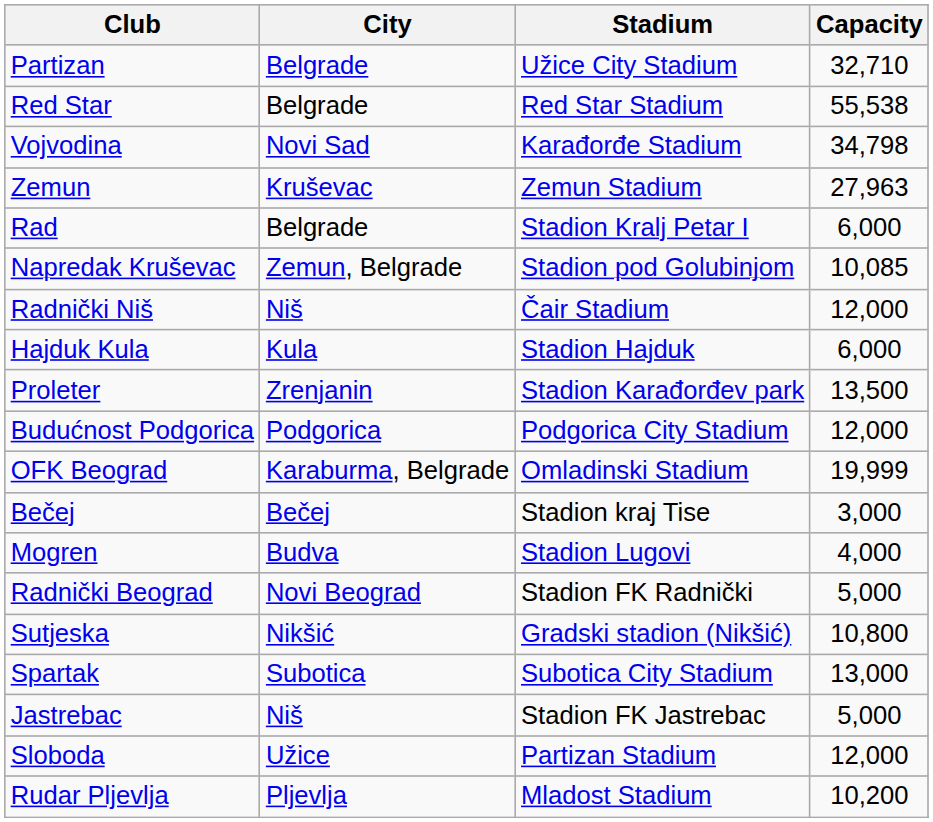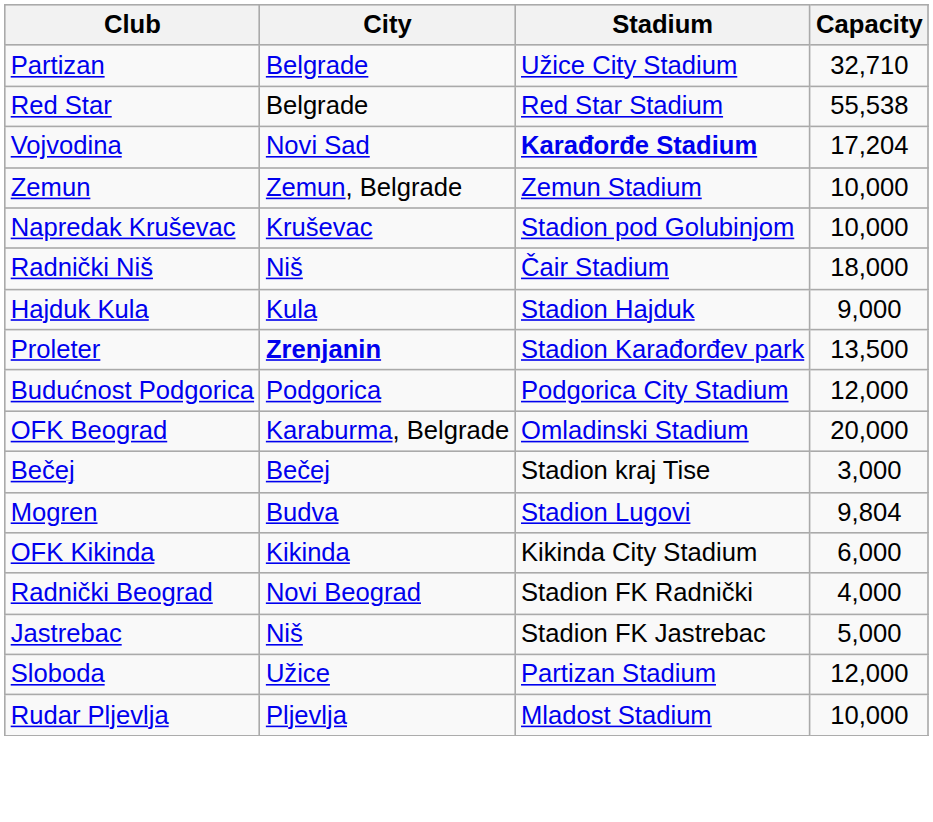(631, 146) normal -> (639, 146) bold
(869, 146) 34,798 -> (869, 146) 17,204
(319, 187) Kruševac -> (364, 187) Zemun, Belgrade
(869, 187) 27,963 -> (869, 187) 10,000
- row: (34, 227)
(364, 268) Zemun, Belgrade -> (319, 227) Kruševac
(869, 268) 10,085 -> (869, 227) 10,000
(869, 308) 12,000 -> (869, 268) 18,000
(869, 349) 6,000 -> (869, 308) 9,000
(319, 390) normal -> (323, 349) bold
(869, 471) 19,999 -> (869, 430) 20,000
(869, 552) 4,000 -> (869, 512) 9,804
+ row: (83, 552)
(869, 593) 5,000 -> (869, 593) 4,000
- row: (60, 633)
- row: (55, 674)
(869, 796) 10,200 -> (869, 715) 10,000
